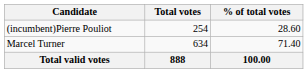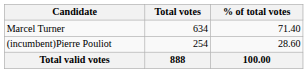rows swapped: (36, 44) <-> (59, 28)
